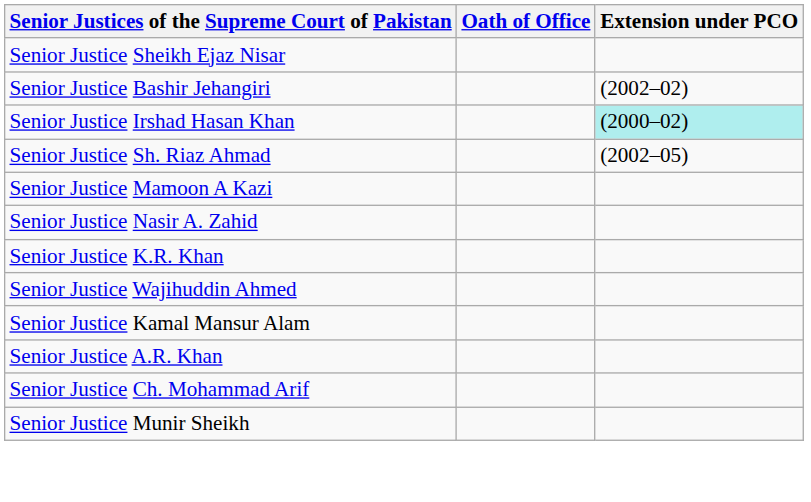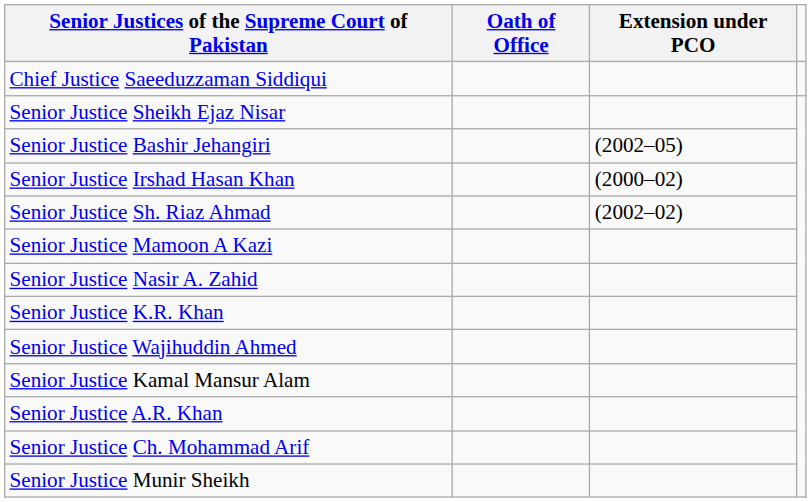+ row: (168, 78)
(644, 88) (2002–02) -> (639, 145) (2002–05)
(644, 121) paleturquoise background -> (639, 178) no background
(644, 155) (2002–05) -> (639, 212) (2002–02)
